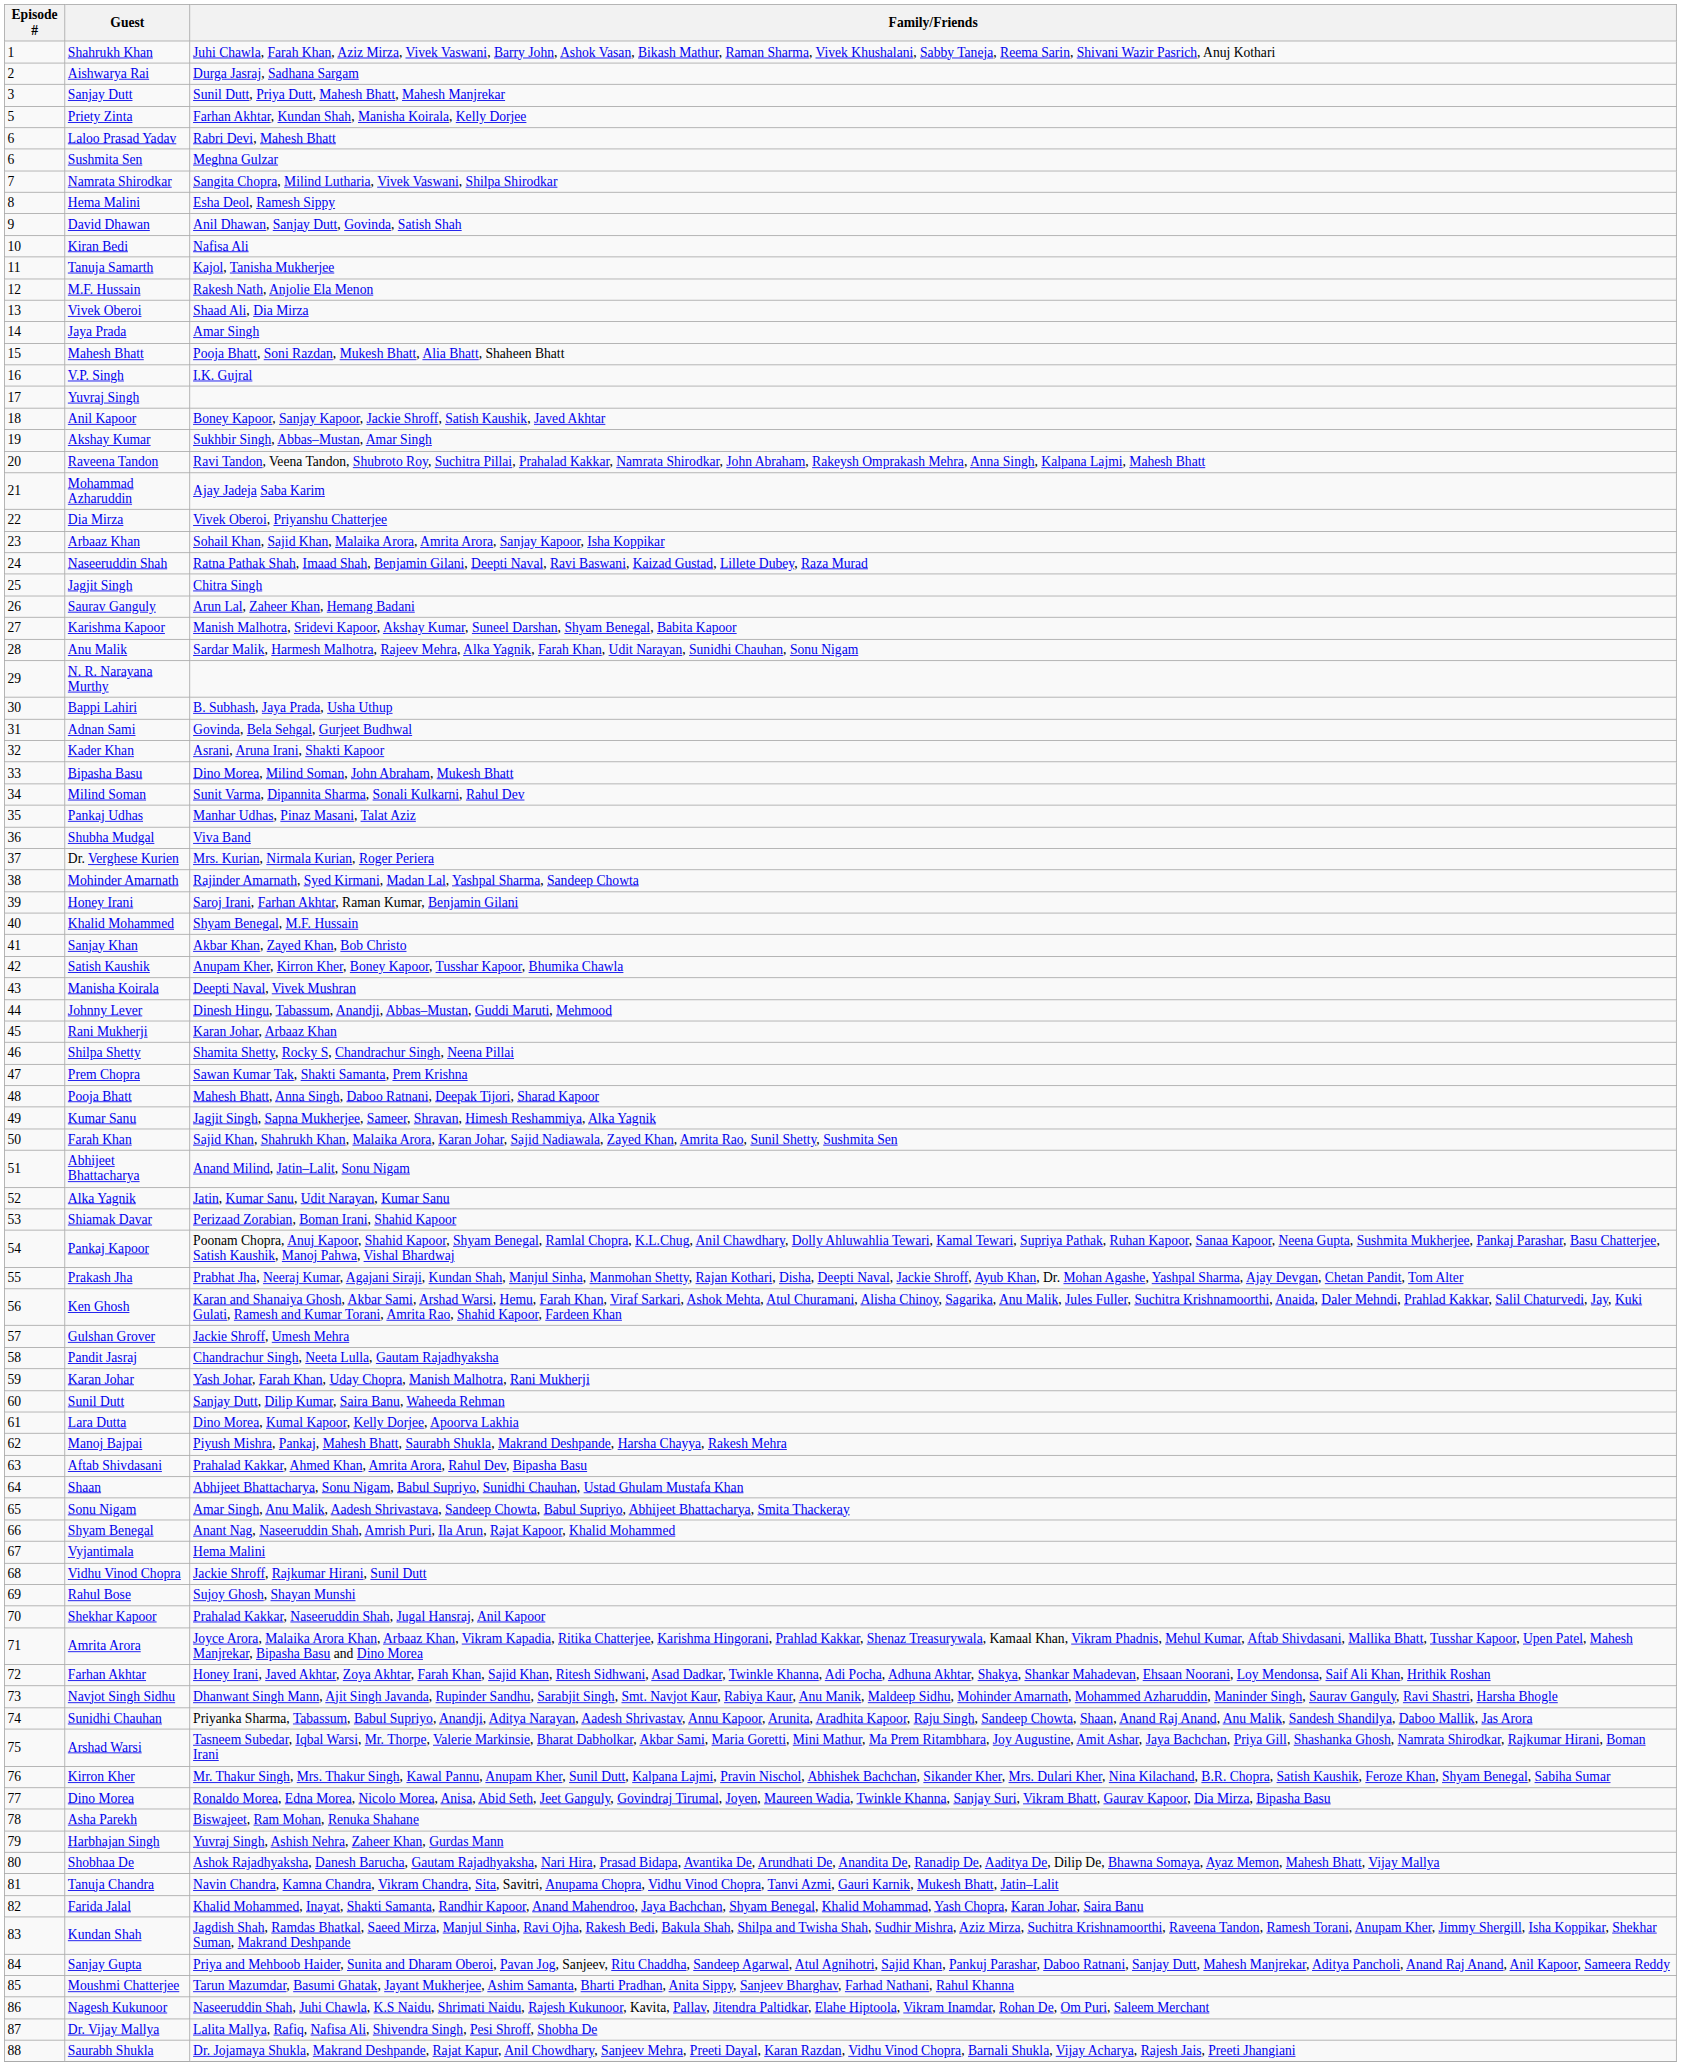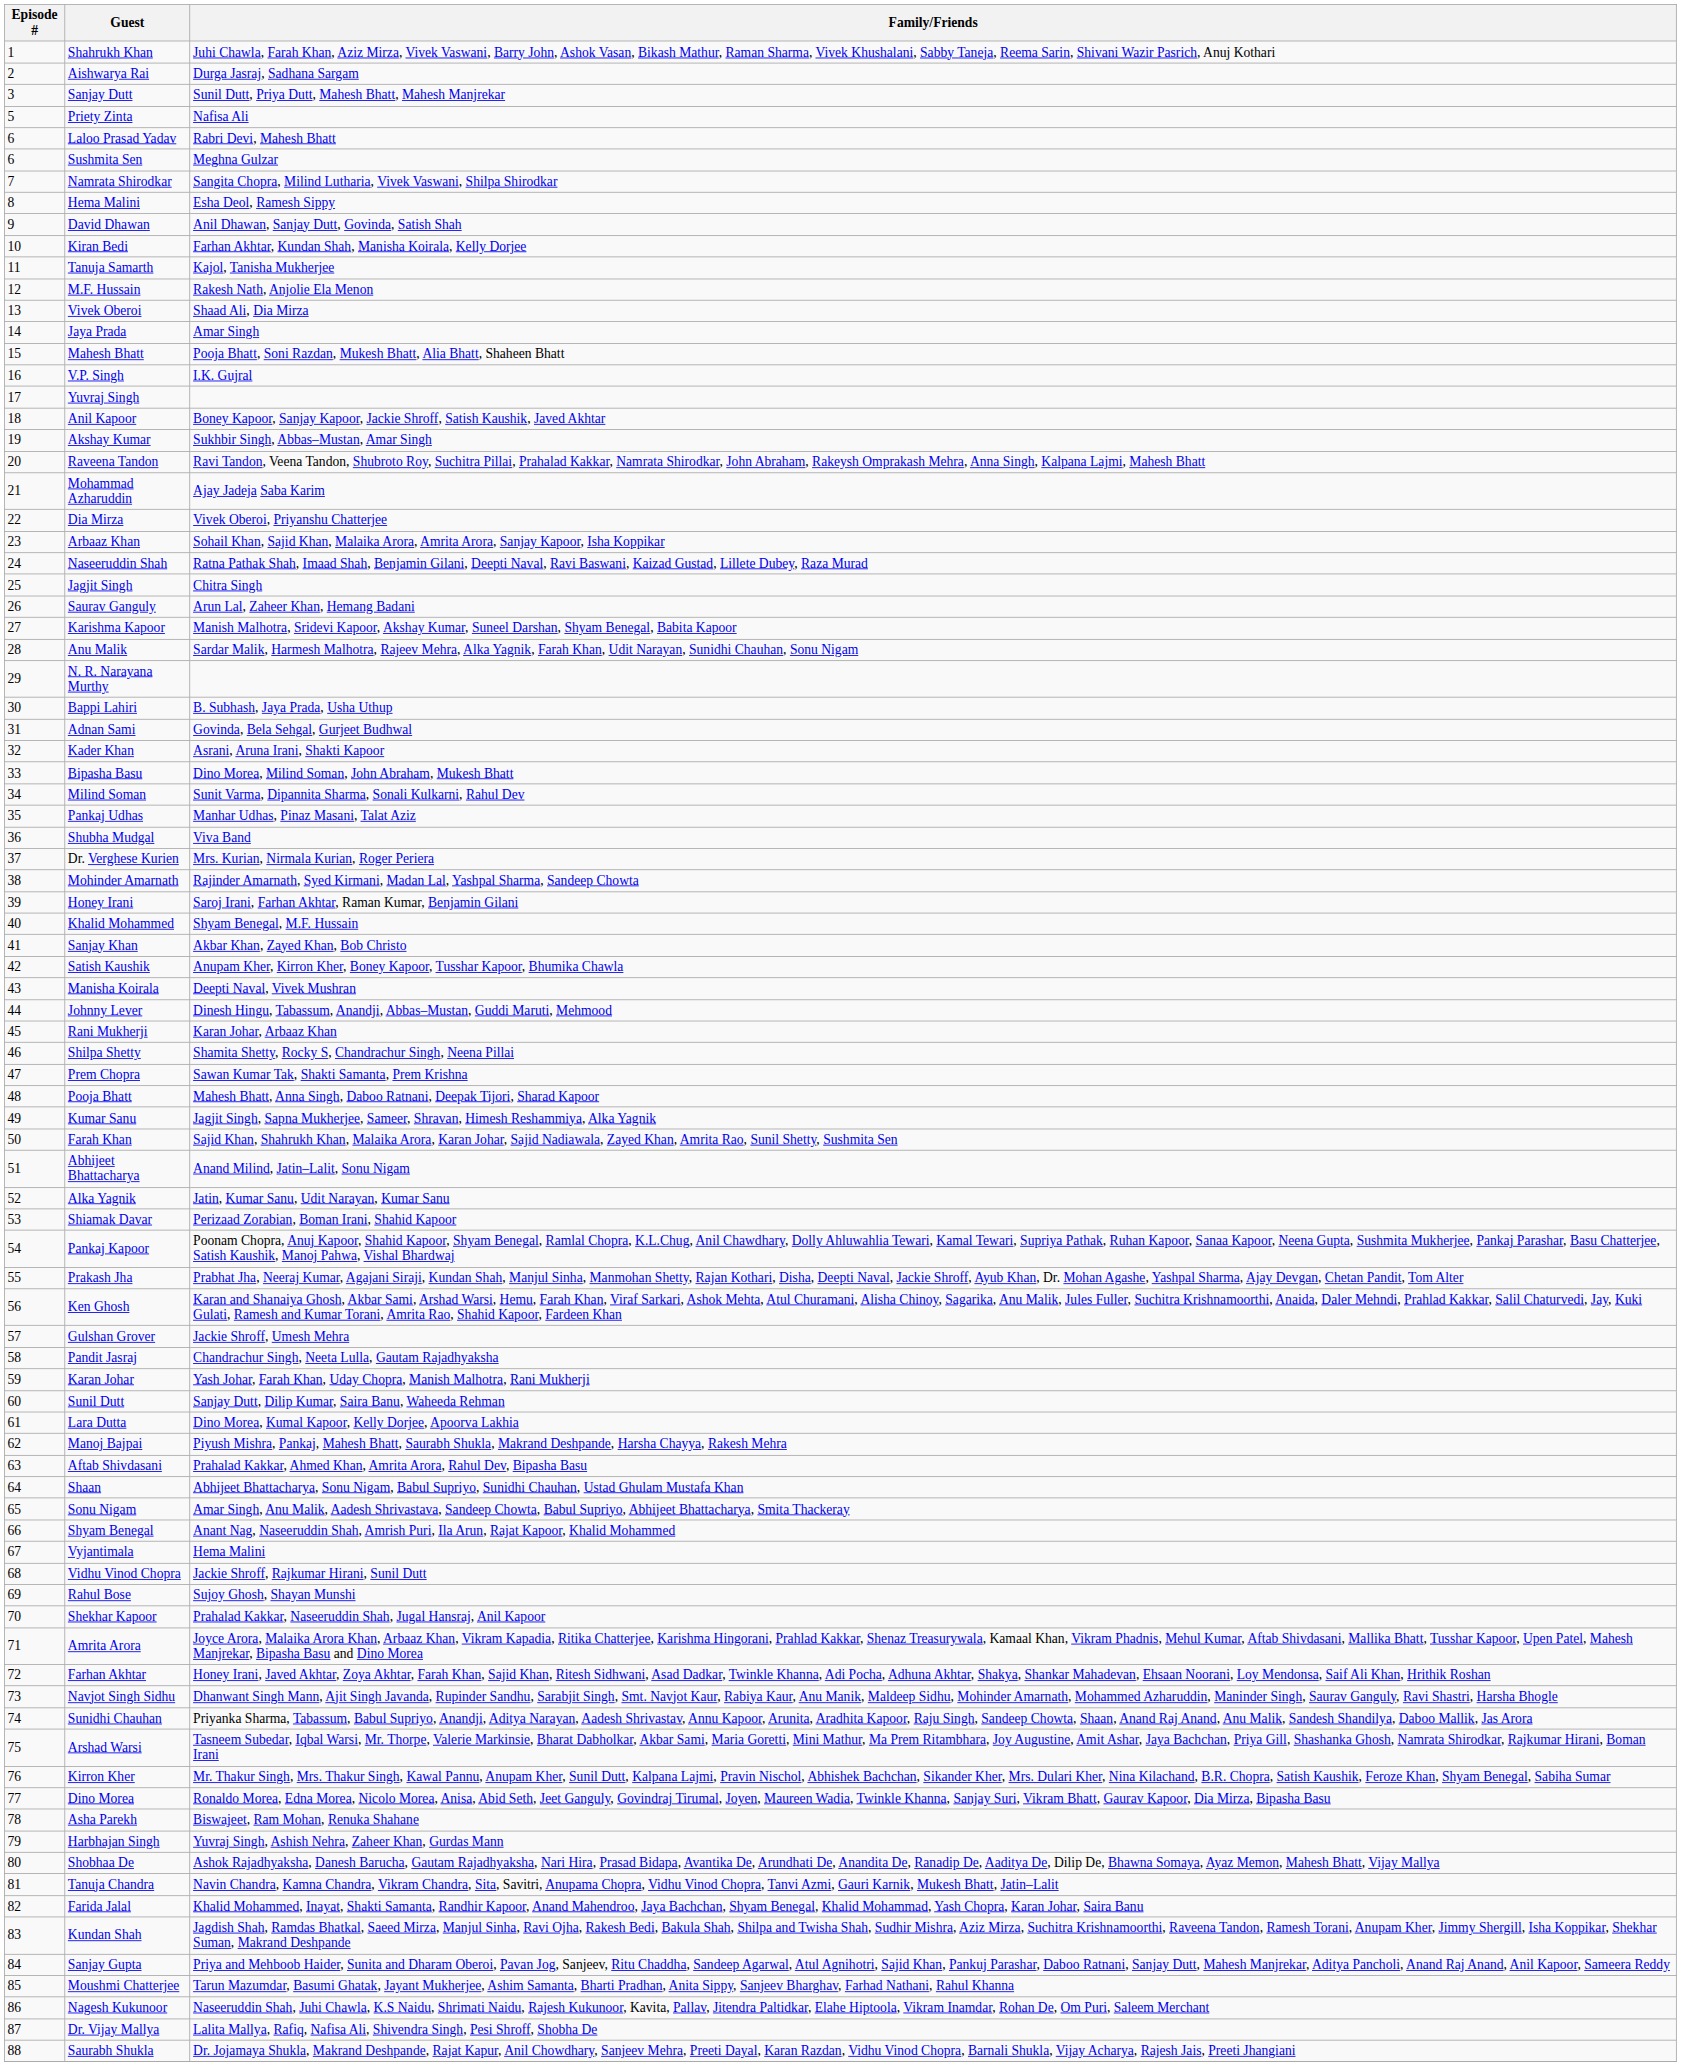(360, 116) Farhan Akhtar, Kundan Shah, Manisha Koirala, Kelly Dorjee -> (221, 116) Nafisa Ali
(221, 246) Nafisa Ali -> (360, 246) Farhan Akhtar, Kundan Shah, Manisha Koirala, Kelly Dorjee
